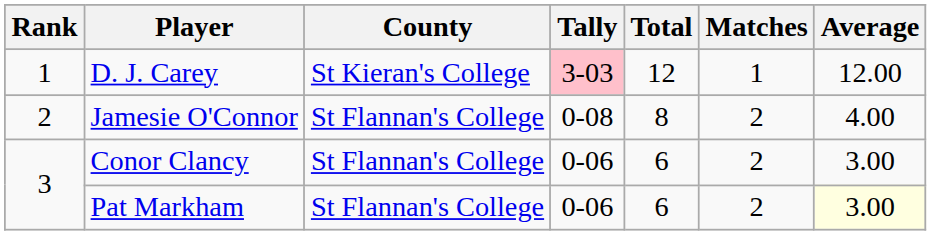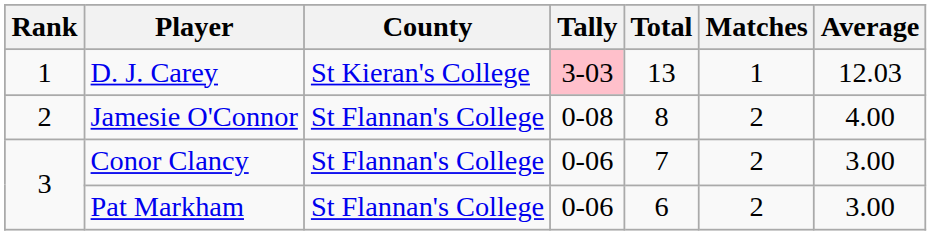(662, 71) 12 -> (662, 71) 13
(870, 71) 12.00 -> (870, 71) 12.03
(662, 161) 6 -> (662, 161) 7
(870, 206) lightyellow background -> (870, 206) no background
